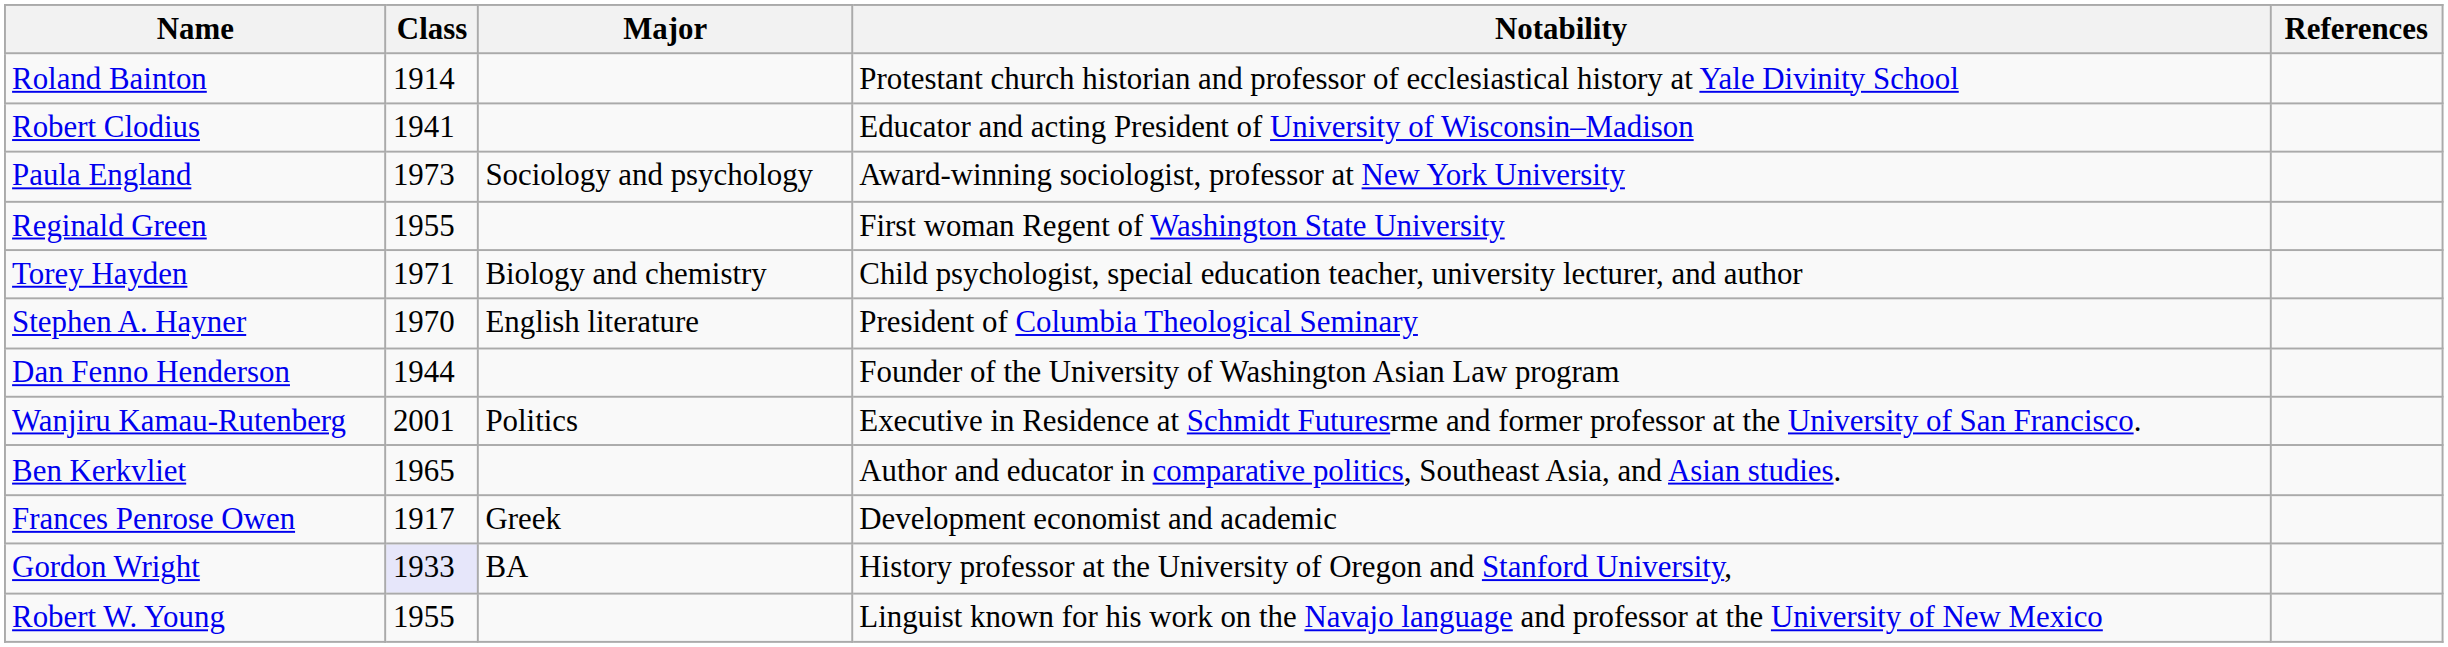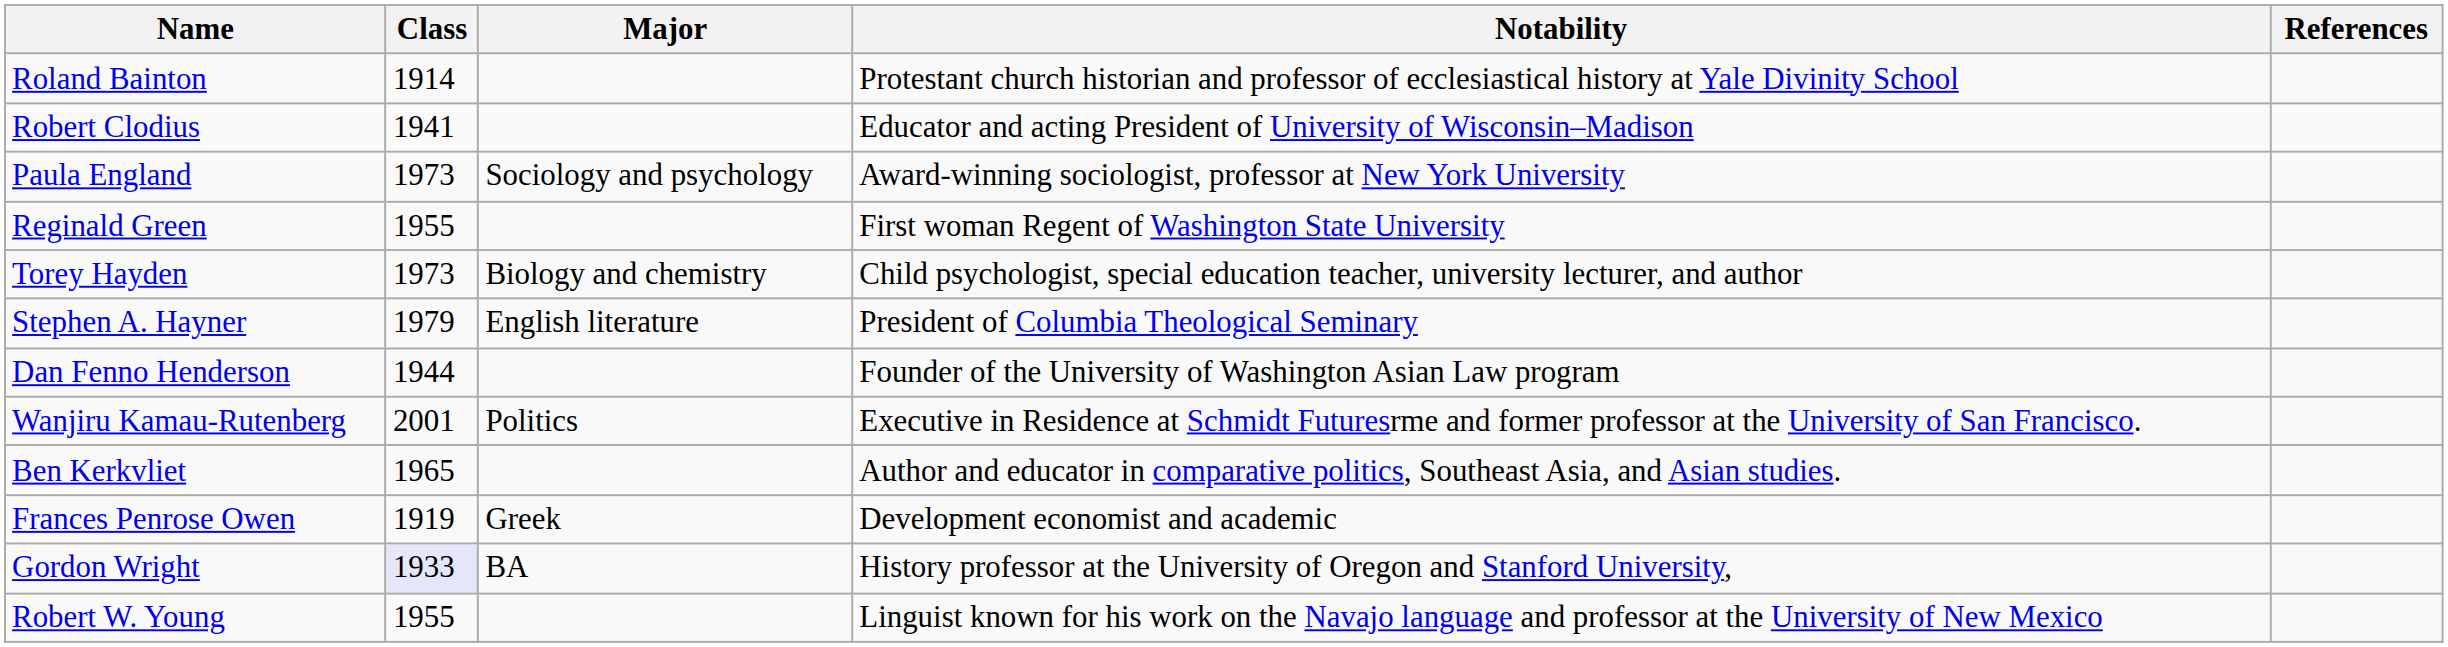(424, 273) 1971 -> (424, 273) 1973
(424, 322) 1970 -> (424, 322) 1979
(424, 518) 1917 -> (424, 518) 1919
